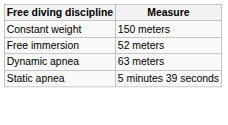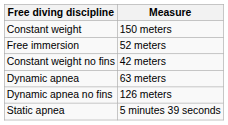+ row: (61, 62)
+ row: (60, 95)
